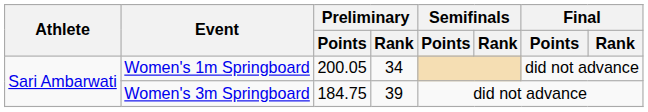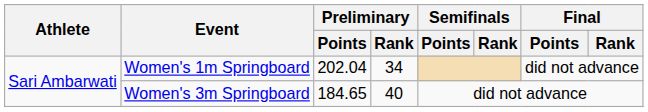(342, 69) 200.05 -> (342, 69) 202.04
(342, 94) 184.75 -> (342, 94) 184.65
(394, 94) 39 -> (394, 94) 40
